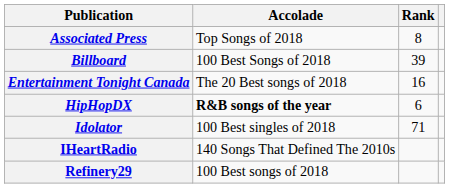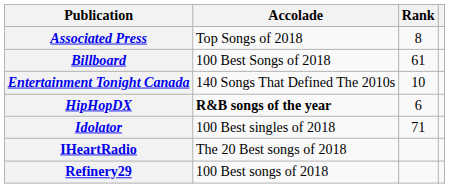(418, 60) 39 -> (418, 60) 61
(271, 82) The 20 Best songs of 2018 -> (296, 82) 140 Songs That Defined The 2010s
(418, 82) 16 -> (418, 82) 10
(296, 149) 140 Songs That Defined The 2010s -> (271, 149) The 20 Best songs of 2018
